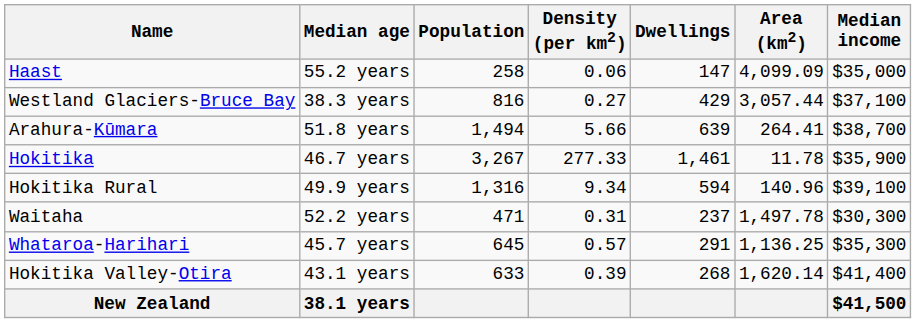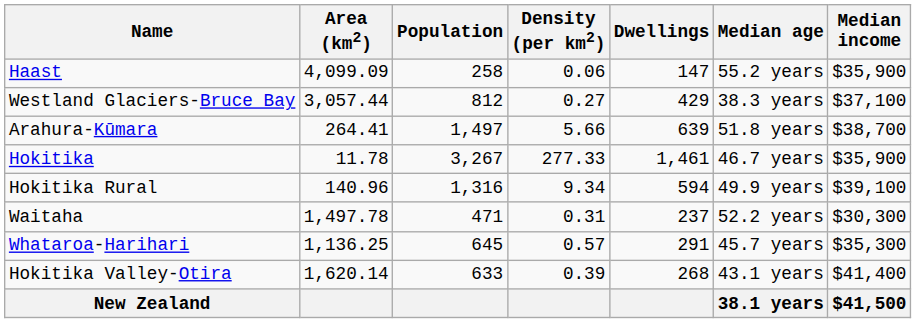columns swapped: (781, 32) <-> (357, 32)
(869, 73) $35,000 -> (869, 73) $35,900
(508, 102) 816 -> (487, 102) 812
(498, 130) 1,494 -> (477, 130) 1,497
